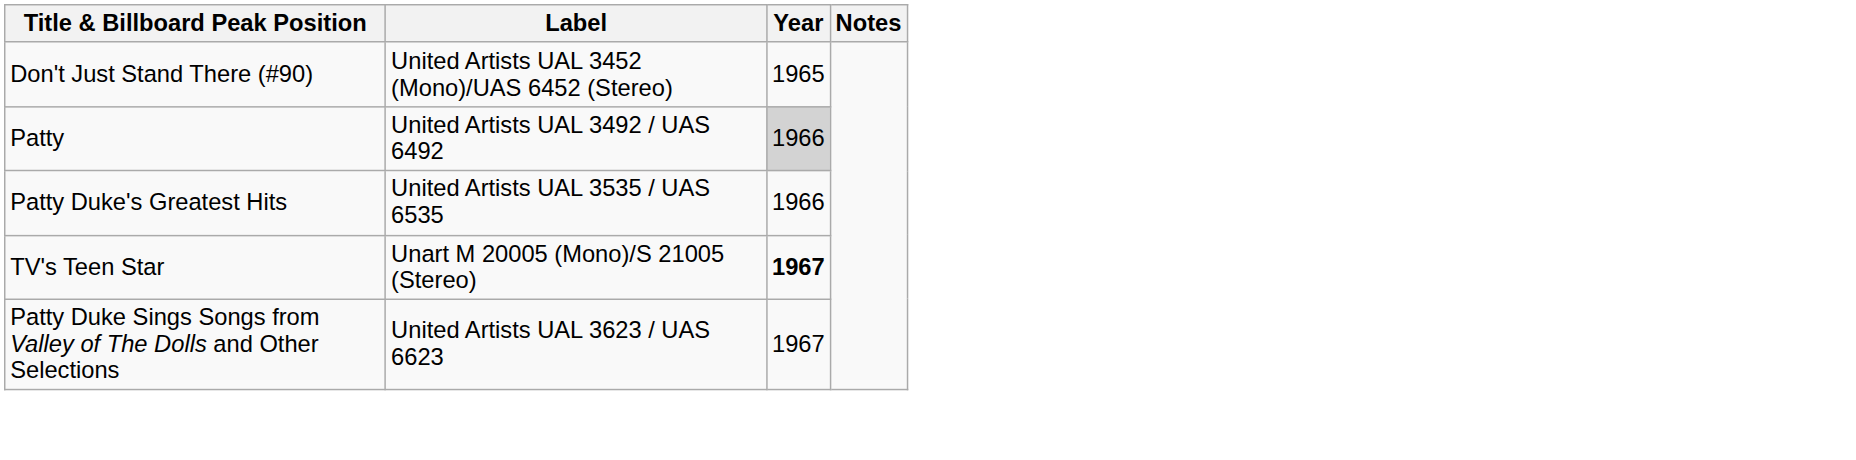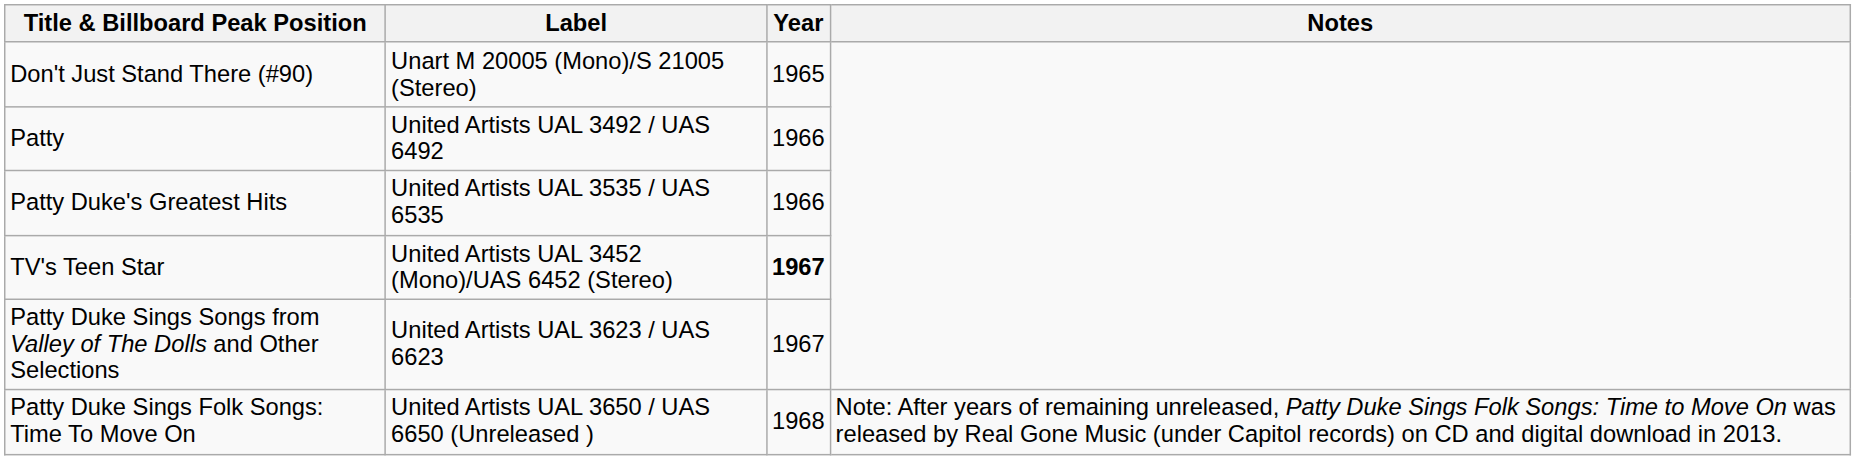(535, 74) United Artists UAL 3452 (Mono)/UAS 6452 (Stereo) -> (558, 74) Unart M 20005 (Mono)/S 21005 (Stereo)
(798, 138) lightgrey background -> (798, 138) no background
(558, 266) Unart M 20005 (Mono)/S 21005 (Stereo) -> (535, 266) United Artists UAL 3452 (Mono)/UAS 6452 (Stereo)
+ row: (167, 421)
